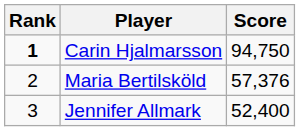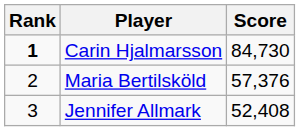(260, 50) 94,750 -> (260, 50) 84,730
(260, 111) 52,400 -> (260, 111) 52,408
